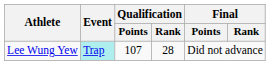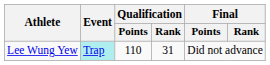(133, 51) 107 -> (133, 51) 110
(168, 51) 28 -> (168, 51) 31
